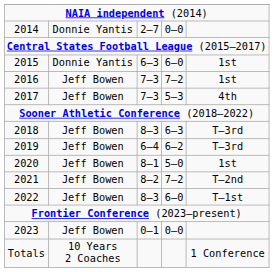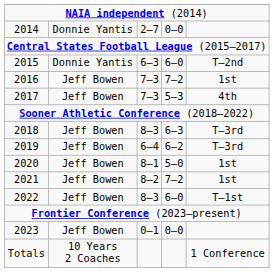(228, 63) 1st -> (228, 63) T–2nd
(228, 180) T–2nd -> (228, 180) 1st
